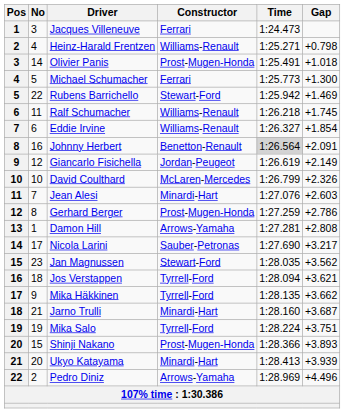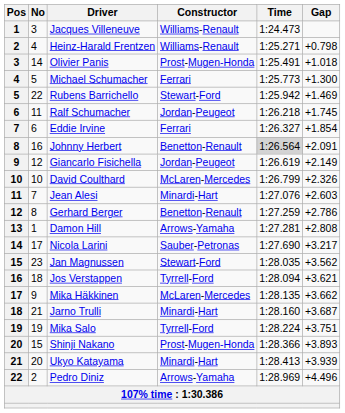(175, 29) Ferrari -> (199, 29) Williams-Renault
(199, 112) Williams-Renault -> (197, 112) Jordan-Peugeot
(199, 129) Williams-Renault -> (175, 129) Ferrari
(207, 212) Prost-Mugen-Honda -> (201, 212) Benetton-Renault
(187, 295) Tyrrell-Ford -> (205, 295) McLaren-Mercedes
